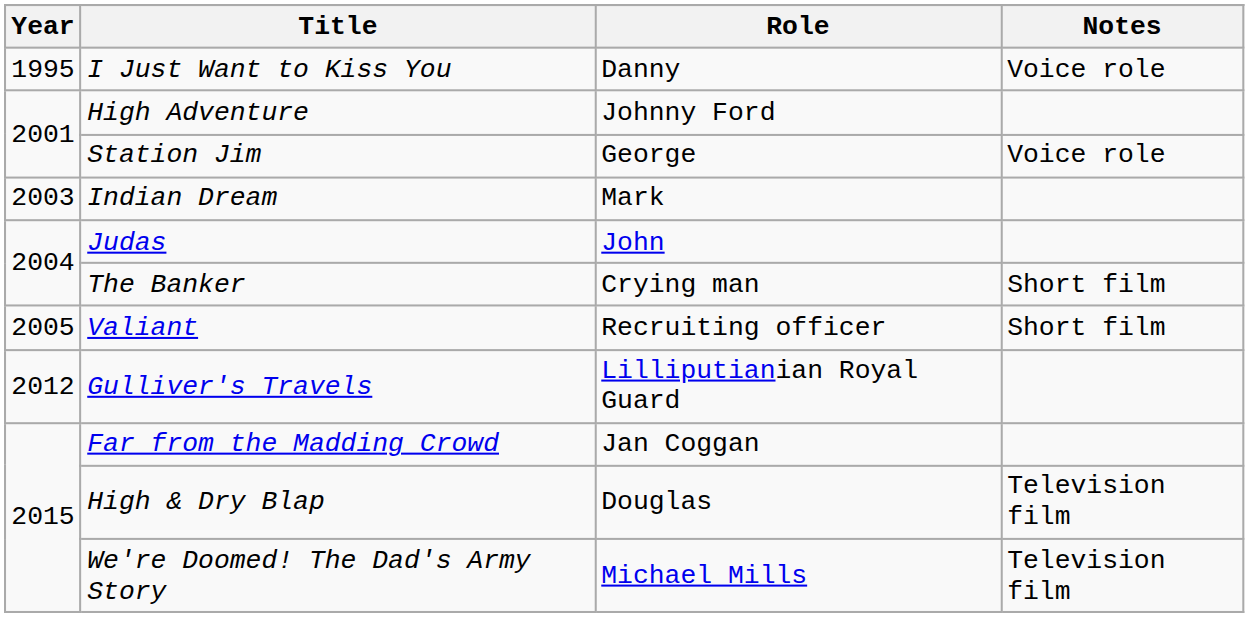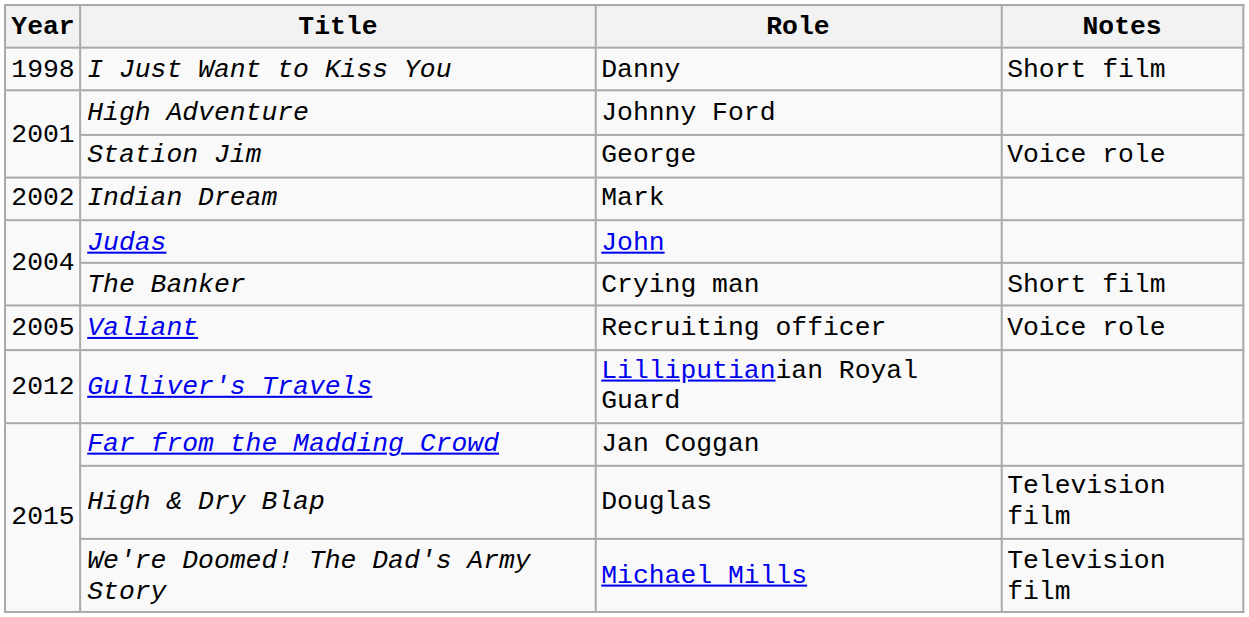(43, 70) 1995 -> (43, 70) 1998
(1086, 70) Voice role -> (1086, 70) Short film
(43, 199) 2003 -> (43, 199) 2002
(1086, 328) Short film -> (1086, 328) Voice role
